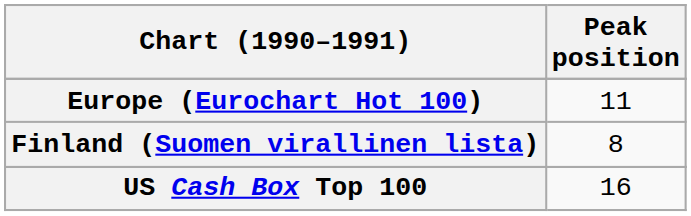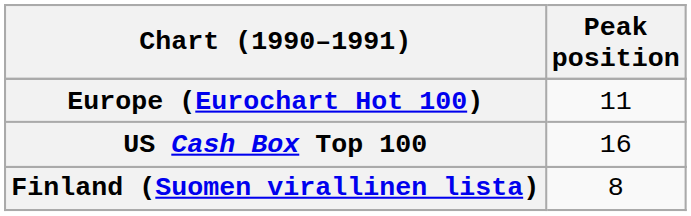rows swapped: (275, 144) <-> (275, 188)
